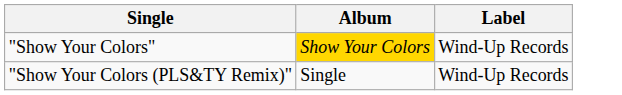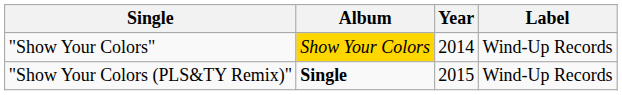+ column: (456, 18)
(323, 75) normal -> (324, 75) bold
